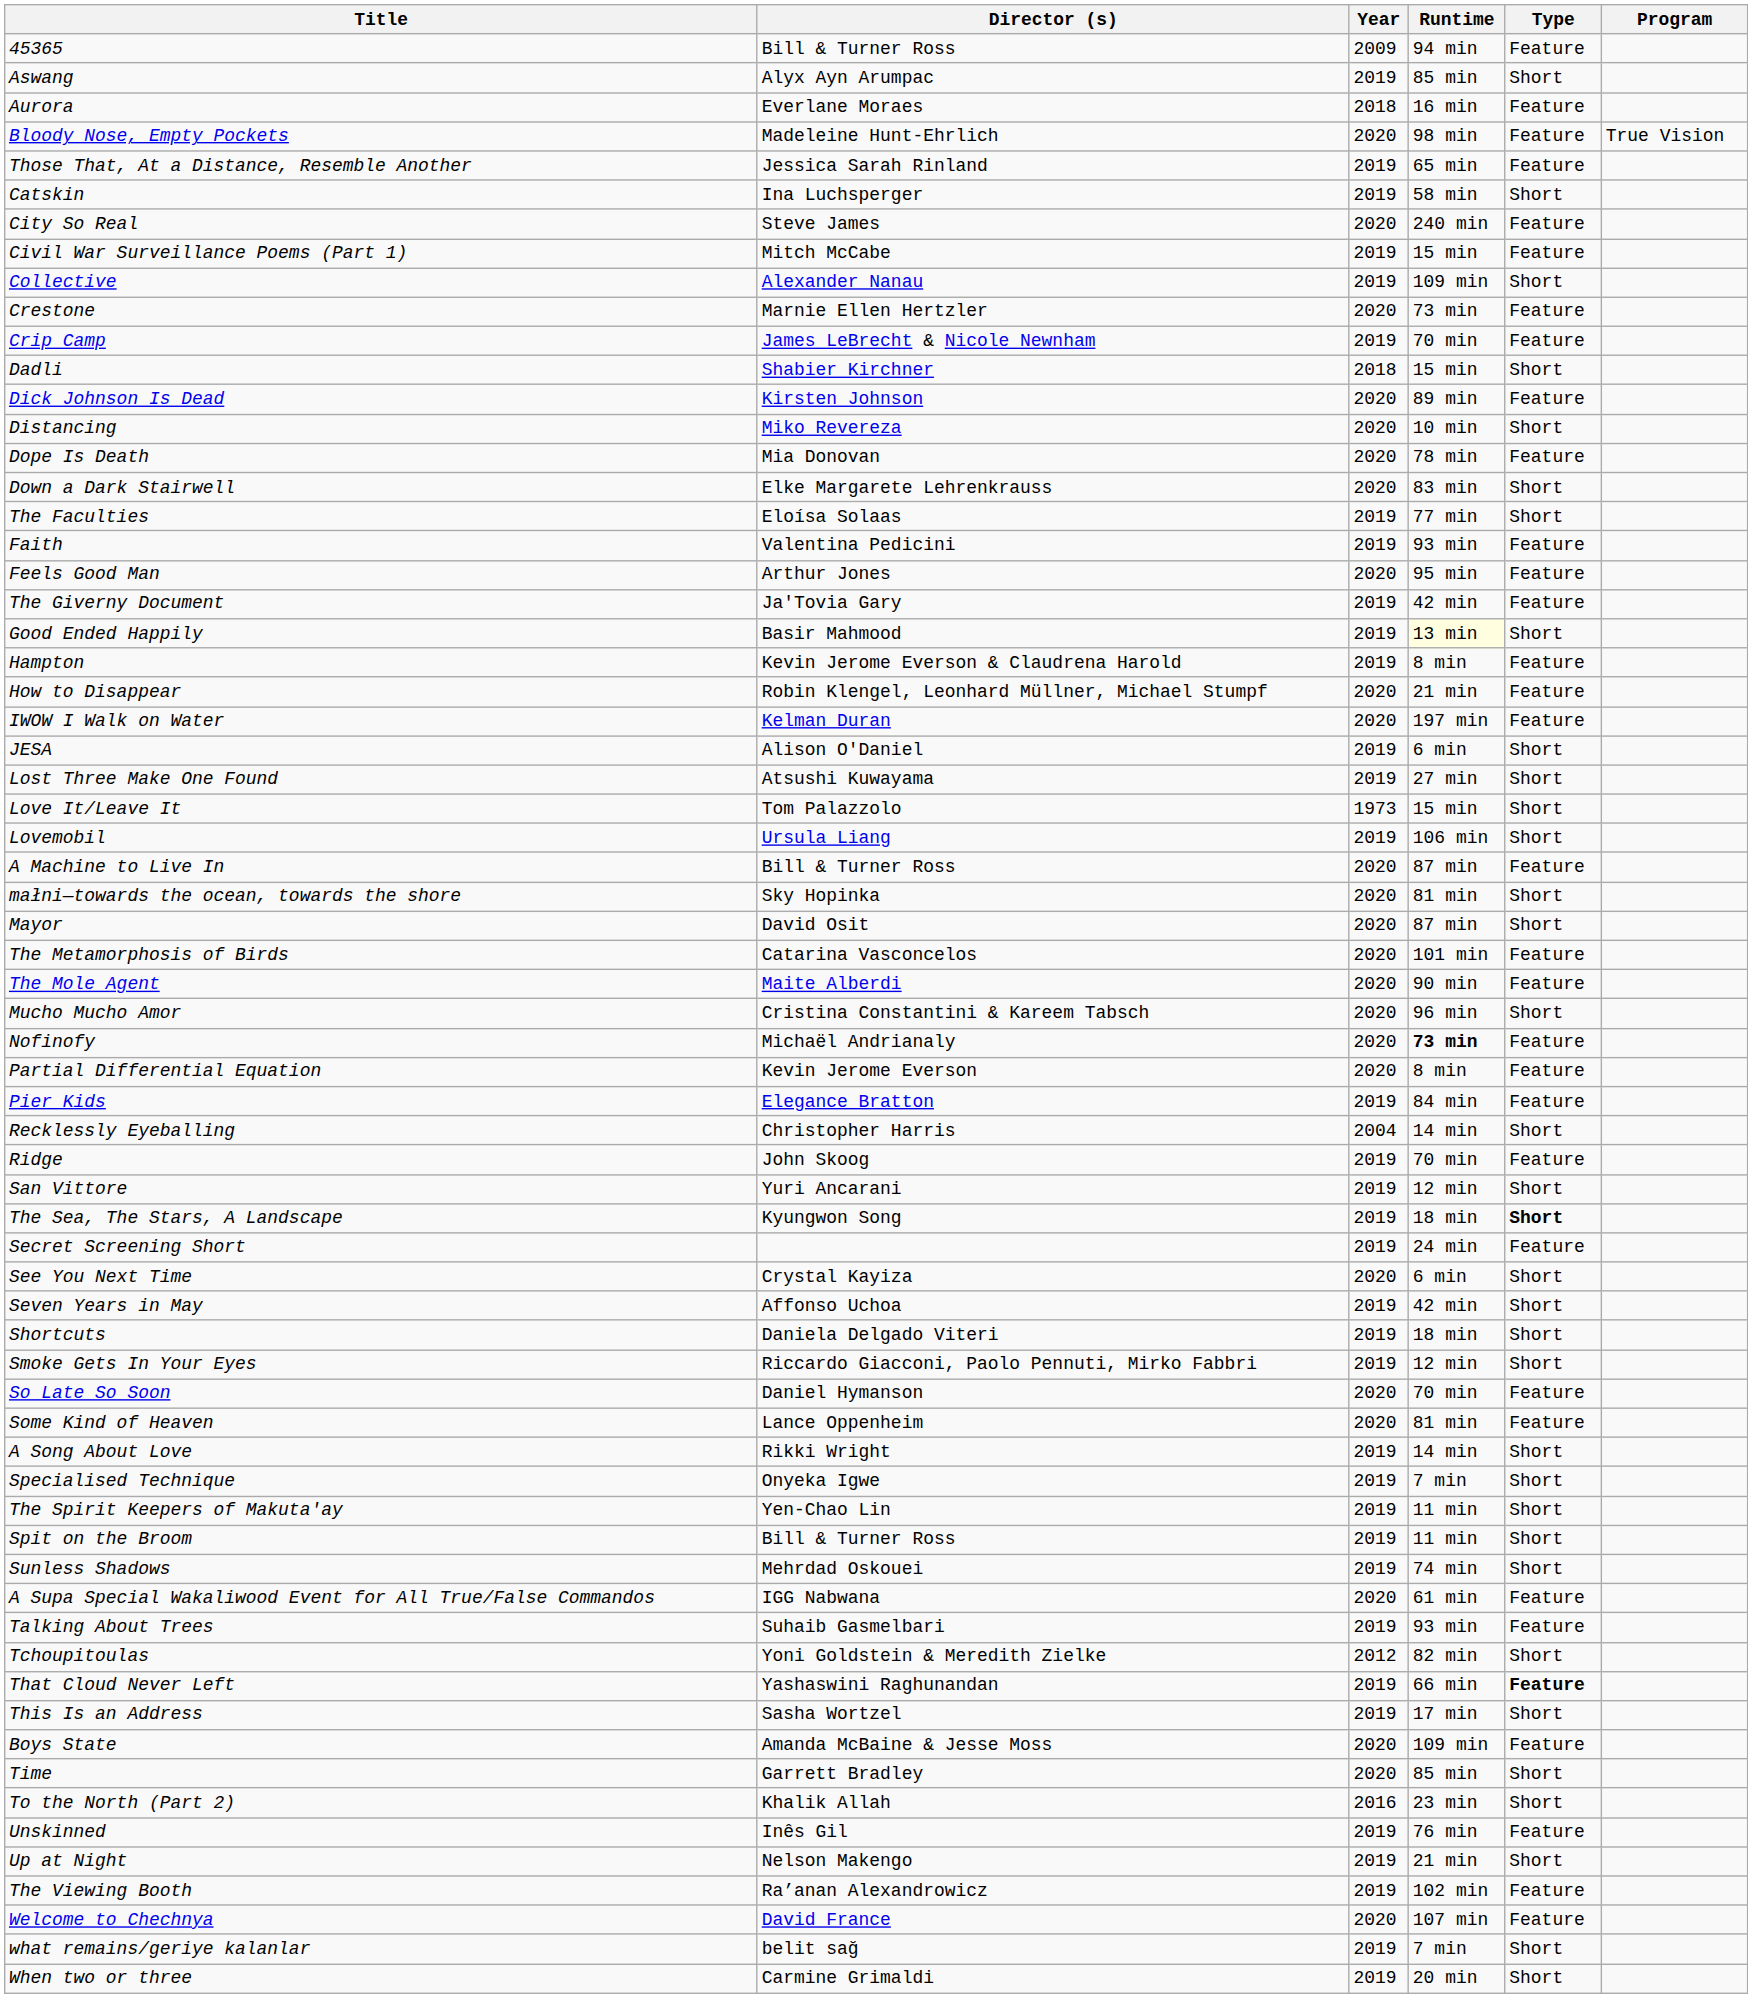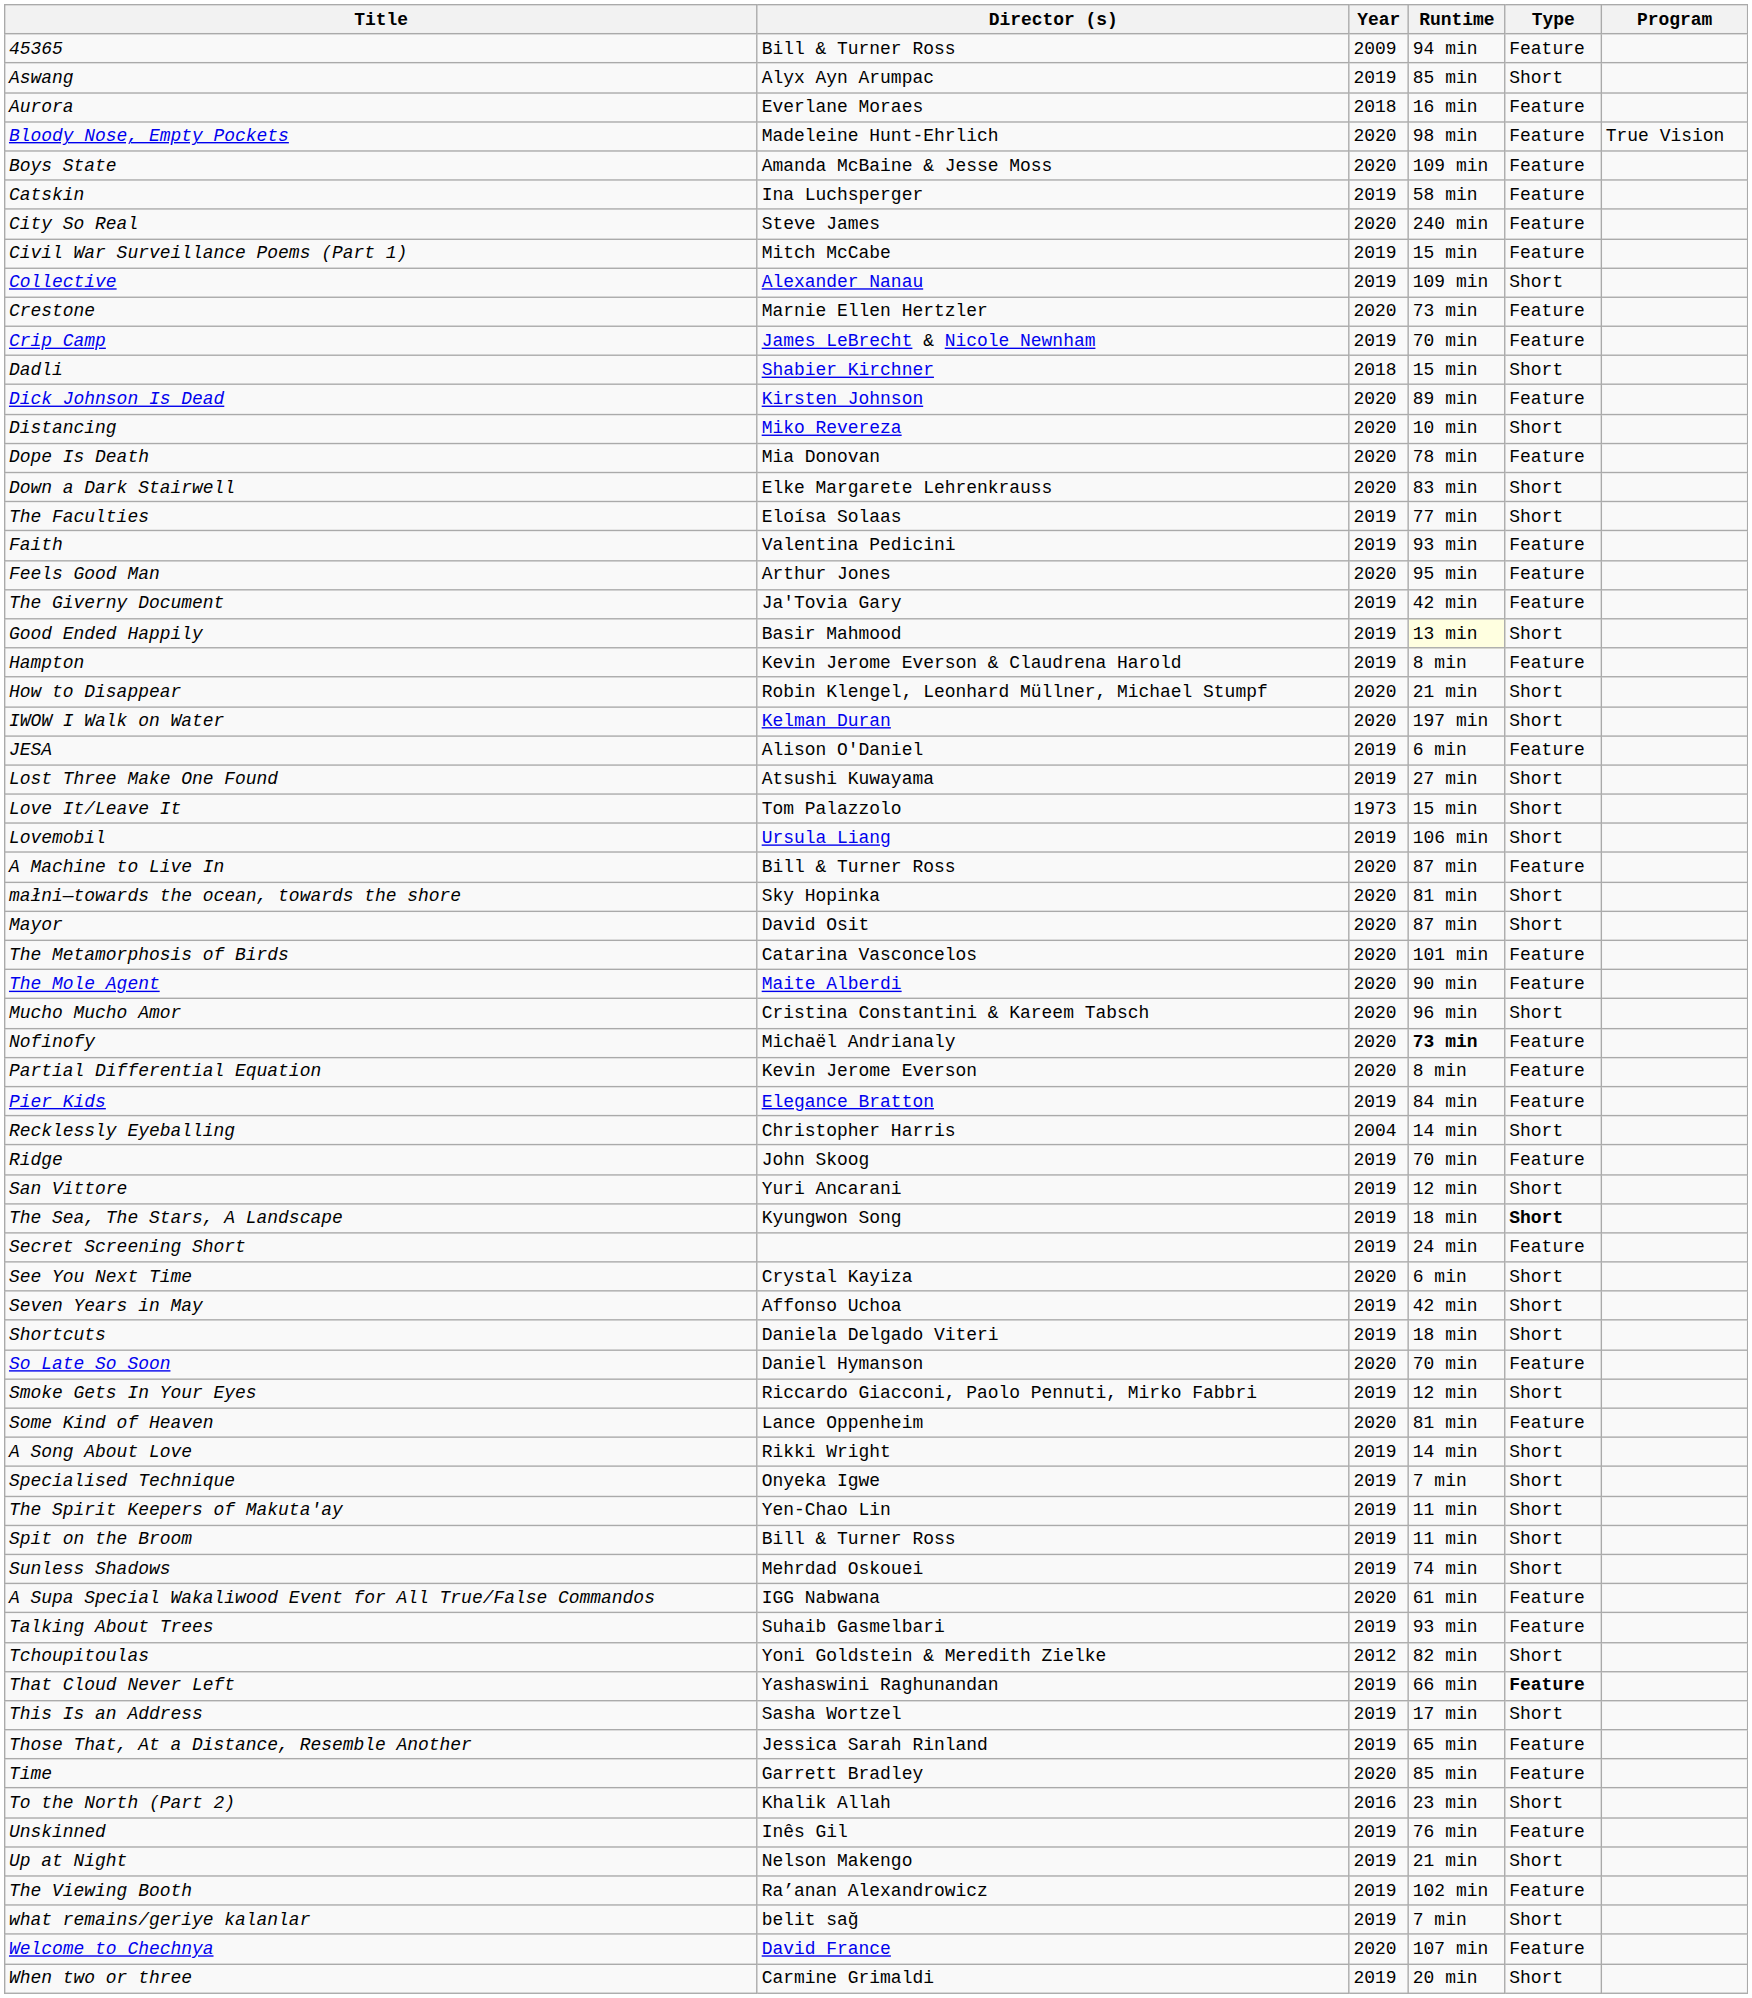rows swapped: (63, 1744) <-> (240, 166)
(1536, 195) Short -> (1547, 195) Feature
(1547, 692) Feature -> (1536, 692) Short
(1547, 721) Feature -> (1536, 721) Short
(1536, 750) Short -> (1547, 750) Feature
rows swapped: (133, 1364) <-> (90, 1394)
(1536, 1774) Short -> (1547, 1774) Feature
rows swapped: (111, 1920) <-> (160, 1949)
